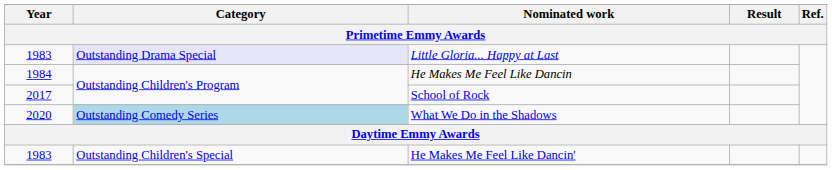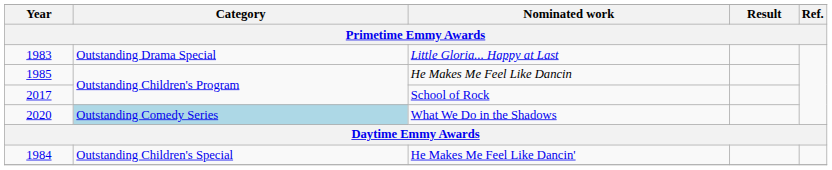(146, 54) lavender background -> (146, 54) no background
(39, 74) 1984 -> (39, 74) 1985
(39, 154) 1983 -> (39, 154) 1984
